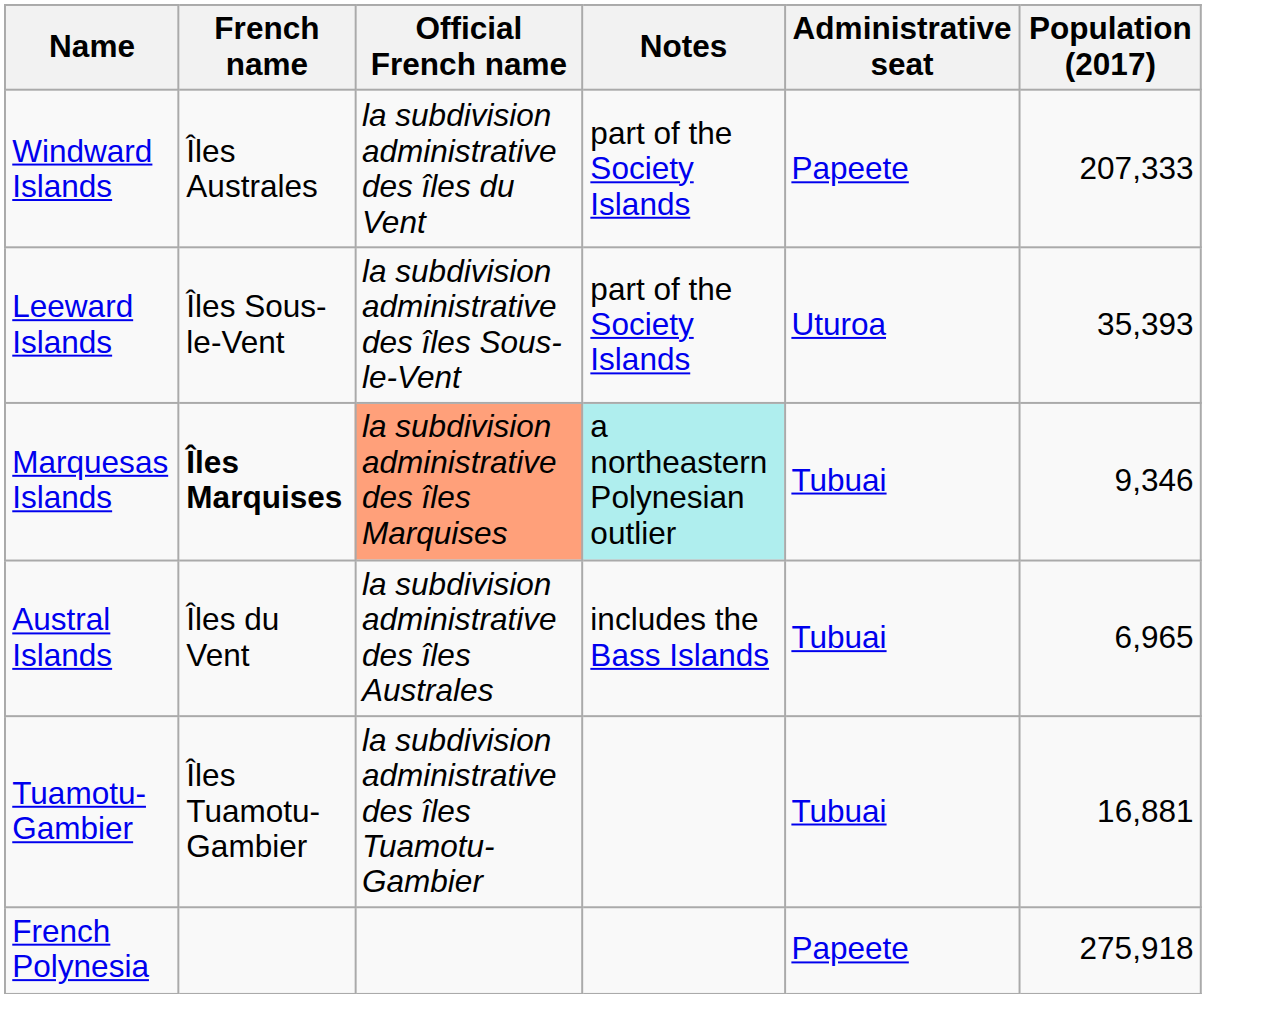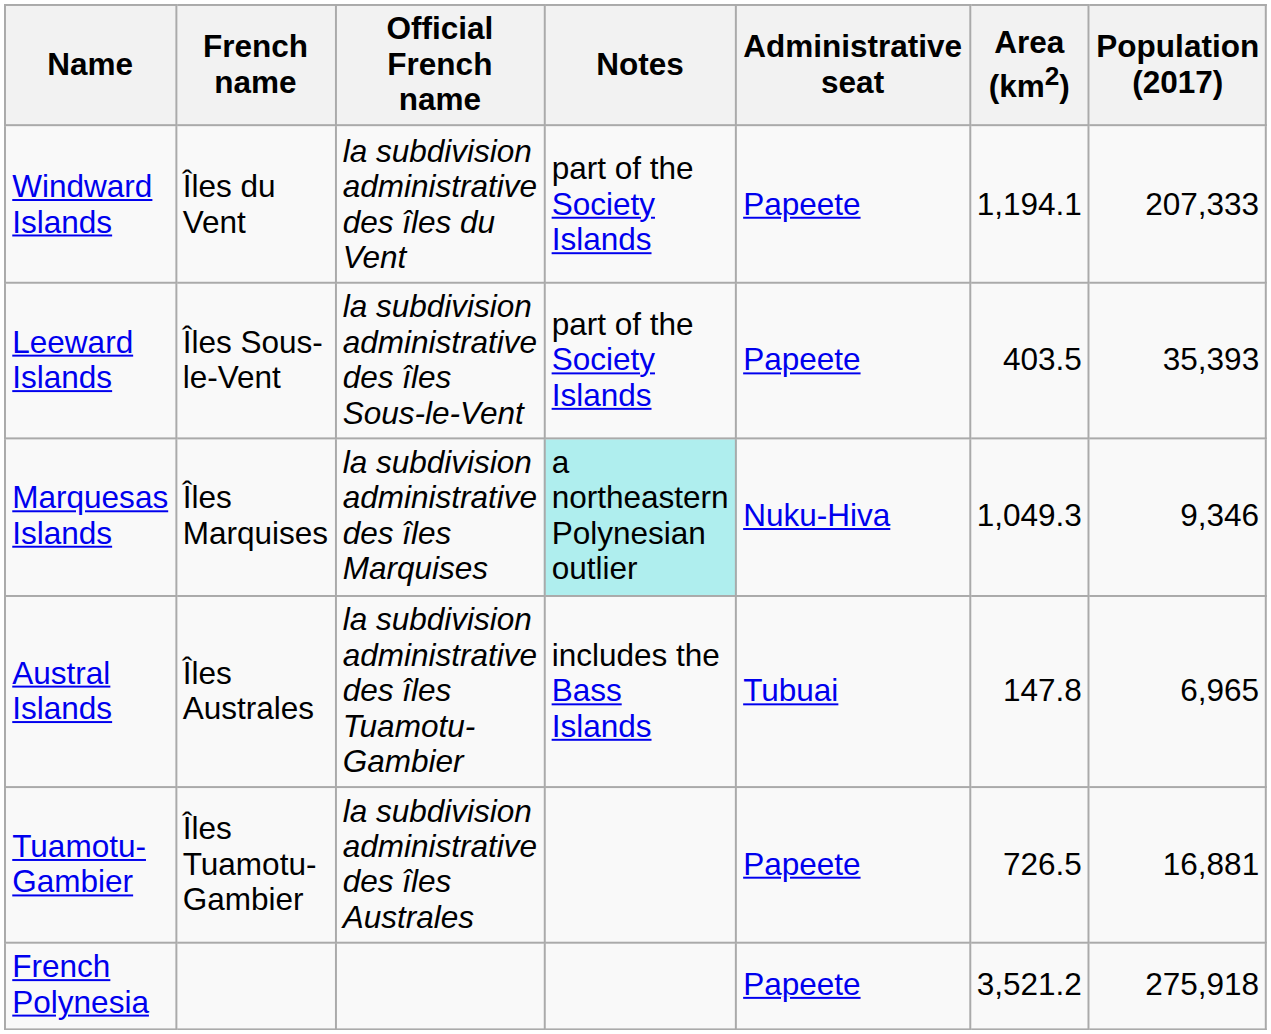+ column: (1029, 64)
(252, 168) Îles Australes -> (229, 203) Îles du Vent
(839, 324) Uturoa -> (802, 359) Papeete
(264, 480) bold -> (255, 516) normal
(459, 480) lightsalmon background -> (440, 516) no background
(839, 480) Tubuai -> (817, 516) Nuku-Hiva
(233, 637) Îles du Vent -> (248, 690) Îles Australes
(459, 637) la subdivision administrative des îles Australes -> (440, 690) la subdivision administrative des îles Tuamotu-Gambier
(459, 811) la subdivision administrative des îles Tuamotu-Gambier -> (440, 864) la subdivision administrative des îles Australes
(839, 811) Tubuai -> (802, 864) Papeete
